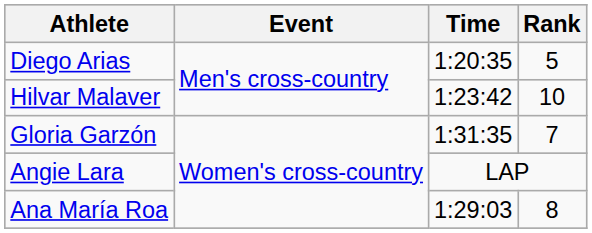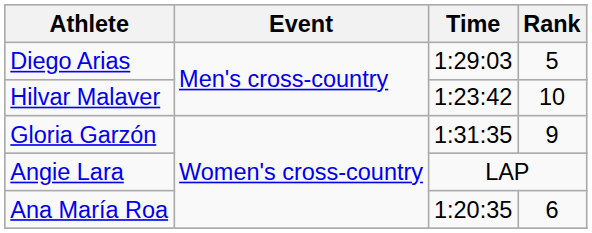(473, 61) 1:20:35 -> (473, 61) 1:29:03
(552, 135) 7 -> (552, 135) 9
(473, 209) 1:29:03 -> (473, 209) 1:20:35
(552, 209) 8 -> (552, 209) 6
